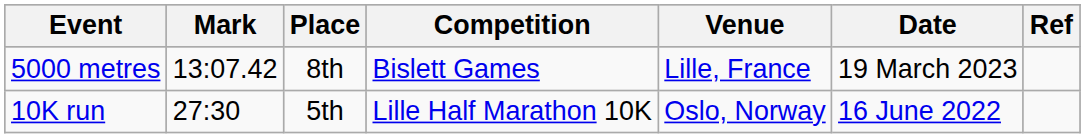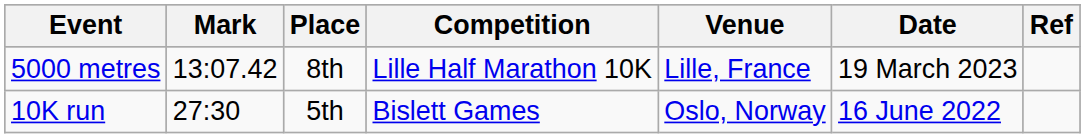(456, 68) Bislett Games -> (512, 68) Lille Half Marathon 10K
(512, 111) Lille Half Marathon 10K -> (456, 111) Bislett Games
